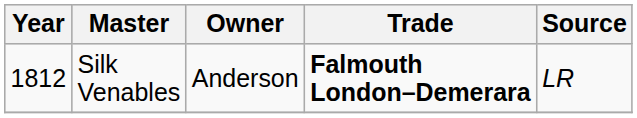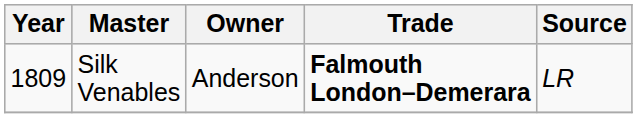(38, 77) 1812 -> (38, 77) 1809
